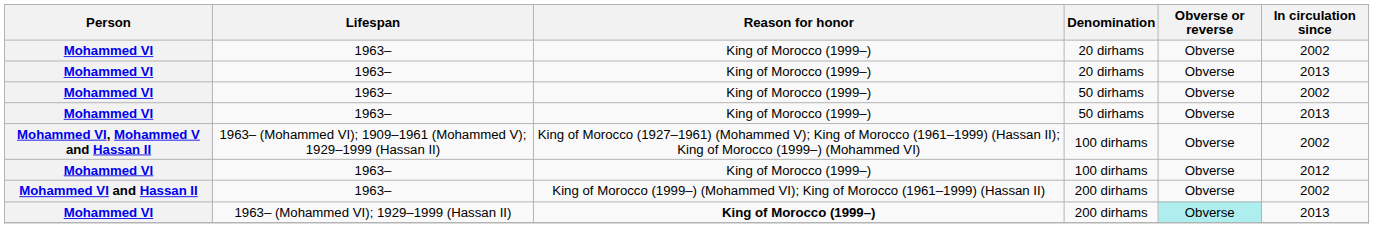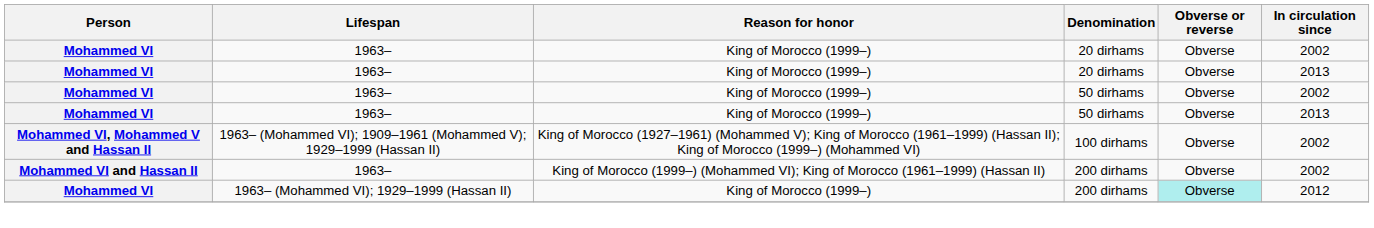- row: (108, 170)
(799, 212) bold -> (799, 191) normal
(1315, 212) 2013 -> (1315, 191) 2012
